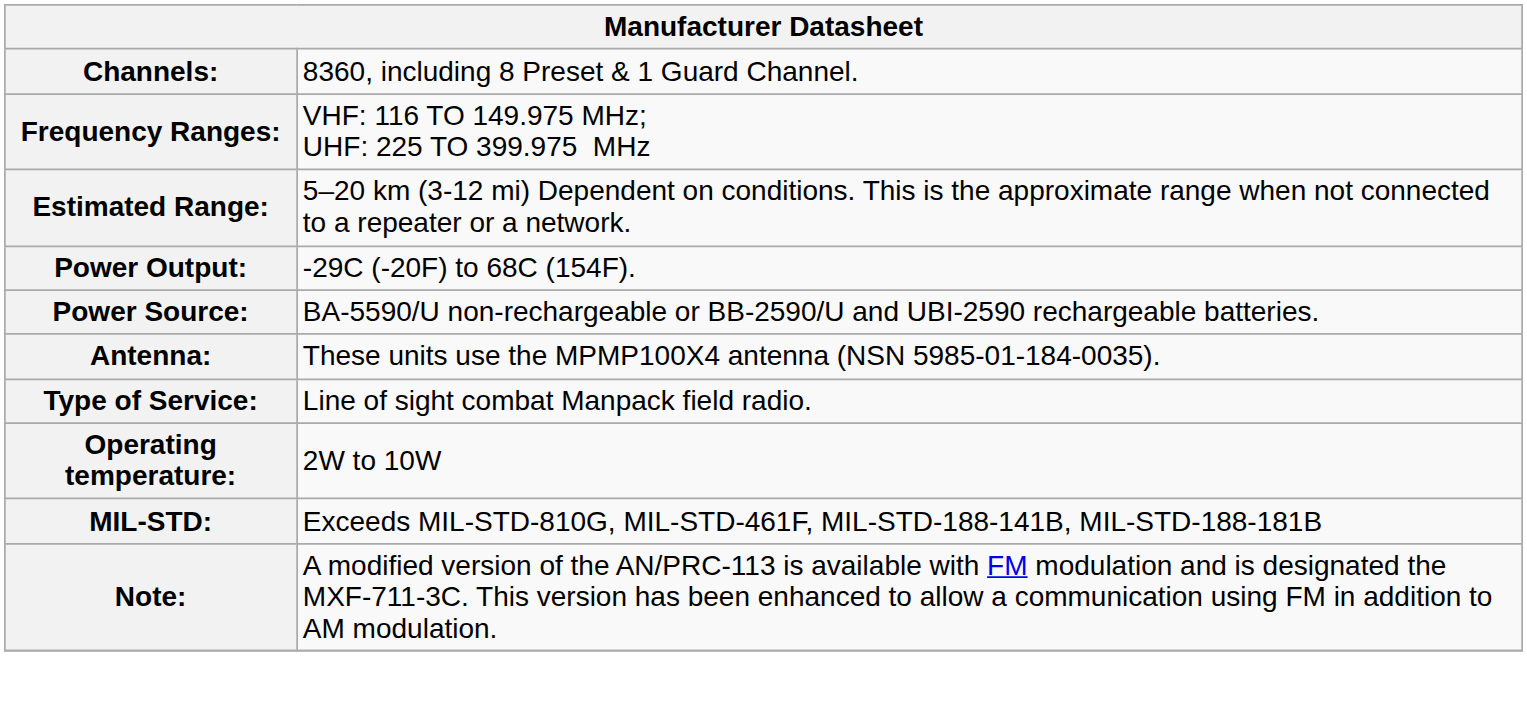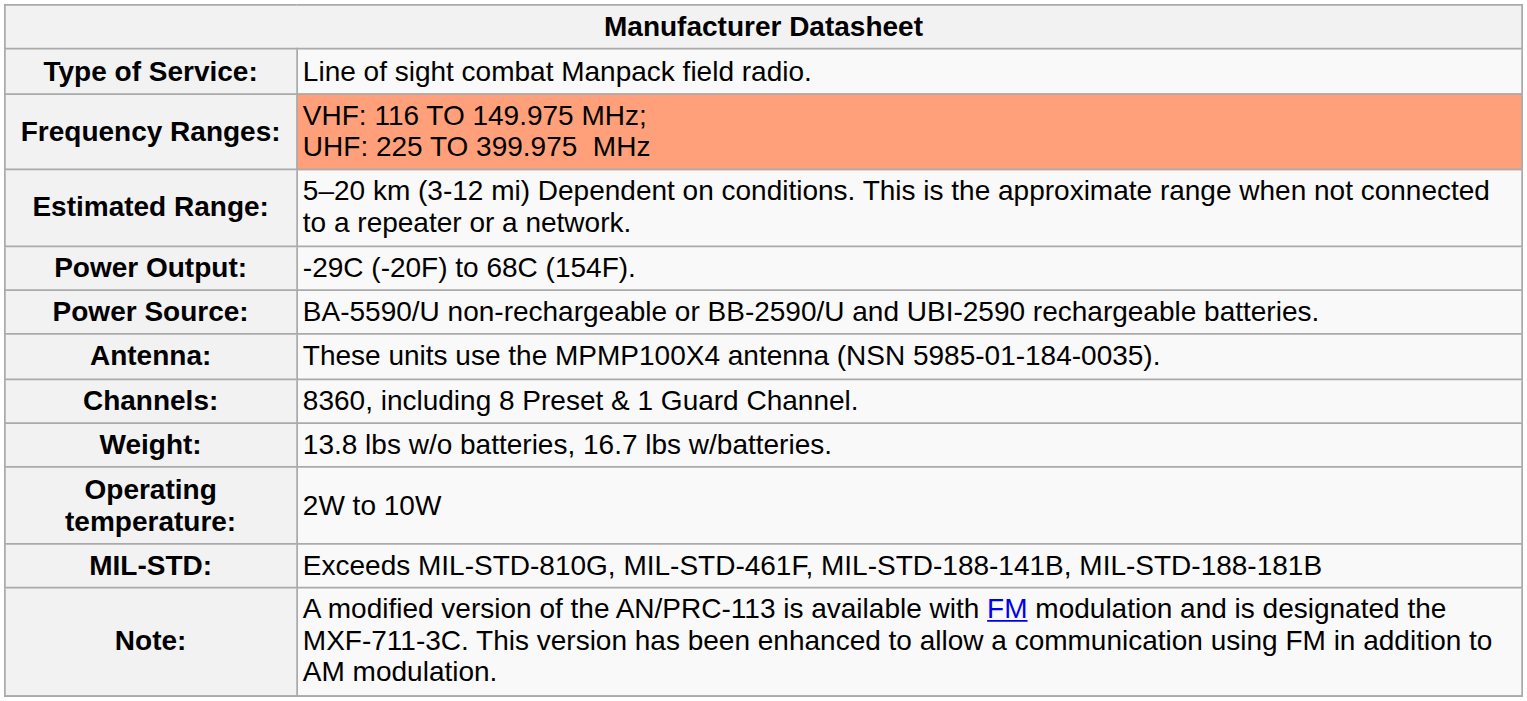rows swapped: (151, 71) <-> (151, 400)
(477, 131) no background -> (477, 131) lightsalmon background
+ row: (151, 444)
